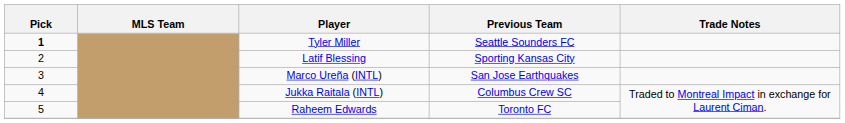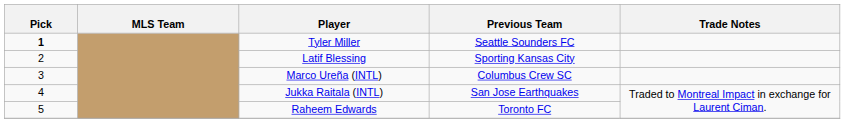(525, 76) San Jose Earthquakes -> (525, 76) Columbus Crew SC
(525, 93) Columbus Crew SC -> (525, 93) San Jose Earthquakes
